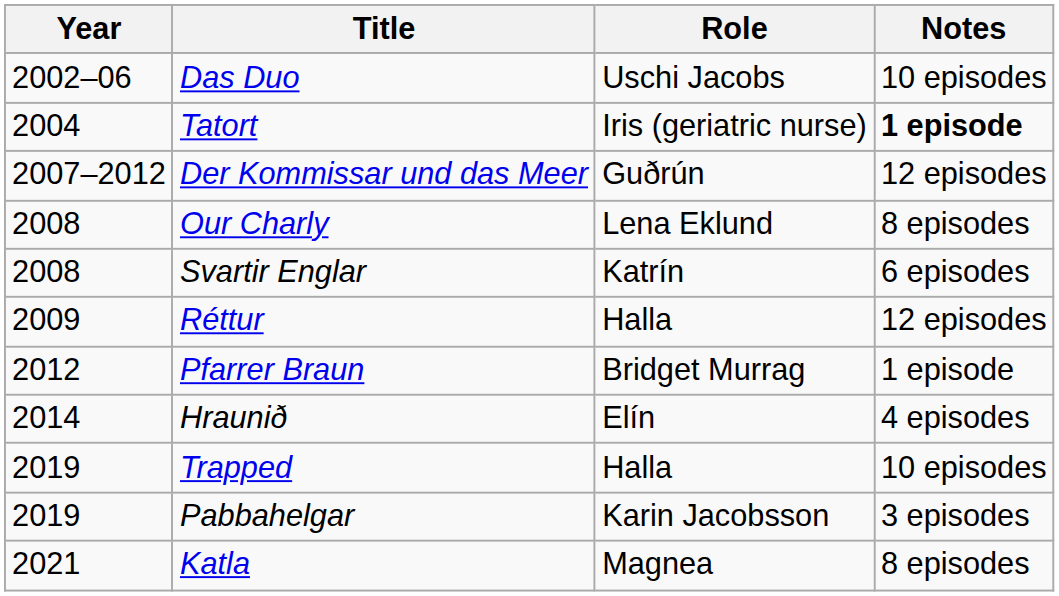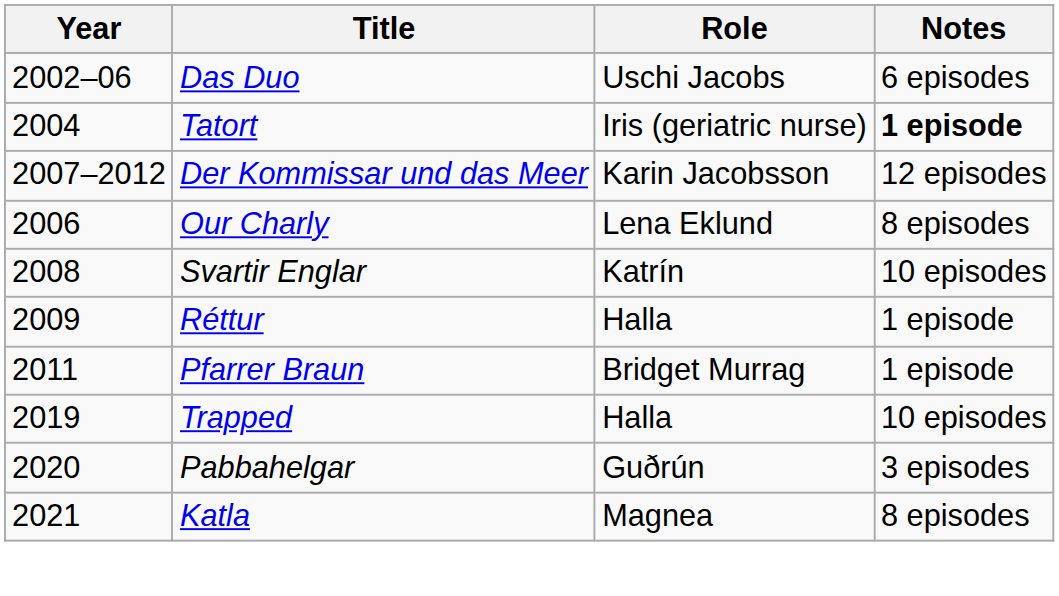(964, 77) 10 episodes -> (955, 77) 6 episodes
(653, 175) Guðrún -> (716, 175) Karin Jacobsson
(46, 223) 2008 -> (46, 223) 2006
(955, 272) 6 episodes -> (964, 272) 10 episodes
(964, 321) 12 episodes -> (948, 321) 1 episode
(46, 369) 2012 -> (45, 369) 2011
- row: (234, 418)
(46, 516) 2019 -> (46, 467) 2020
(716, 516) Karin Jacobsson -> (653, 467) Guðrún
